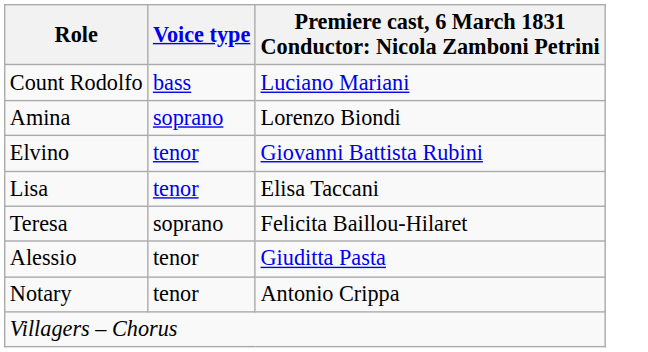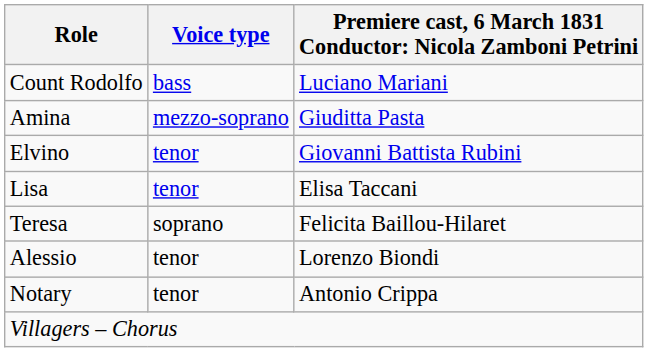(188, 117) soprano -> (221, 117) mezzo-soprano
(331, 117) Lorenzo Biondi -> (362, 117) Giuditta Pasta
(323, 258) Giuditta Pasta -> (369, 258) Lorenzo Biondi
